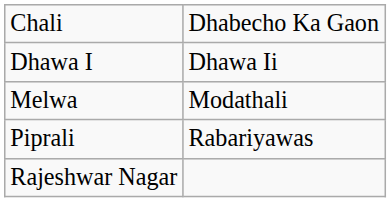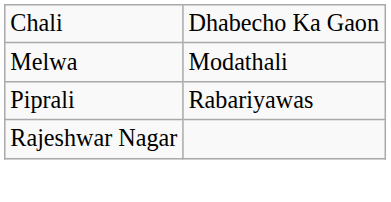- row: (52, 61)
